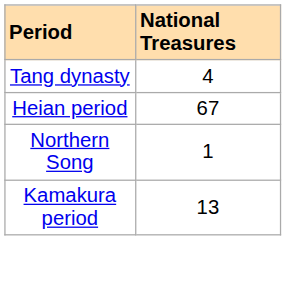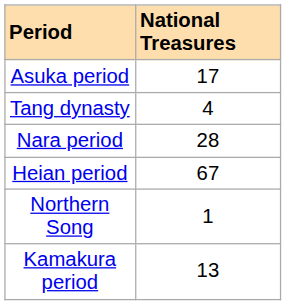+ row: (70, 76)
+ row: (70, 140)
